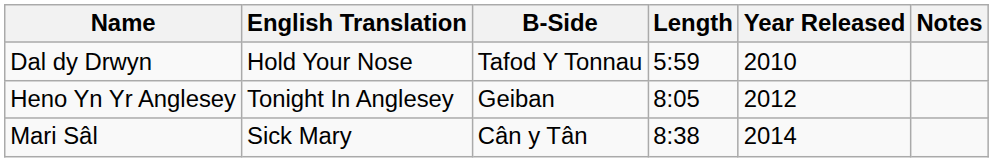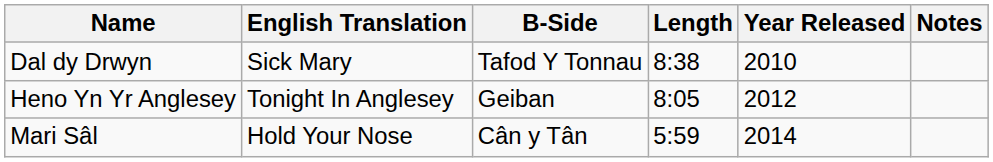(330, 61) Hold Your Nose -> (299, 61) Sick Mary
(676, 61) 5:59 -> (676, 61) 8:38
(299, 136) Sick Mary -> (330, 136) Hold Your Nose
(676, 136) 8:38 -> (676, 136) 5:59
